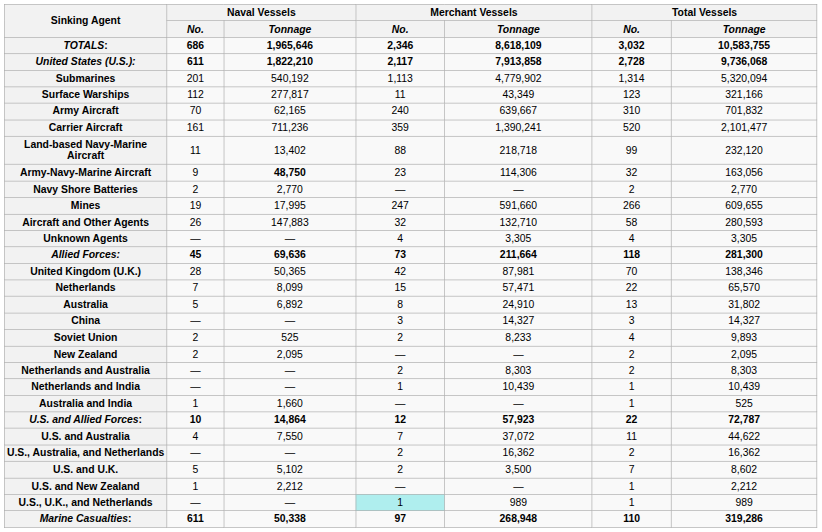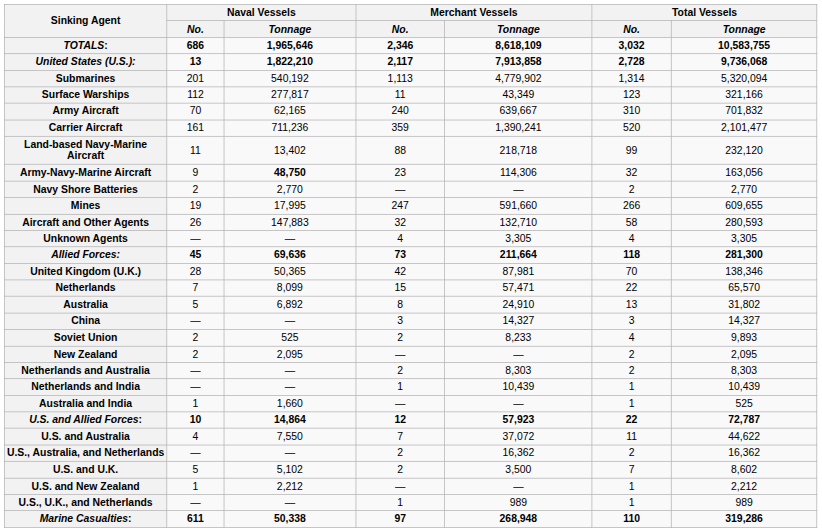(195, 62) 611 -> (195, 62) 13
(400, 502) paleturquoise background -> (400, 502) no background
